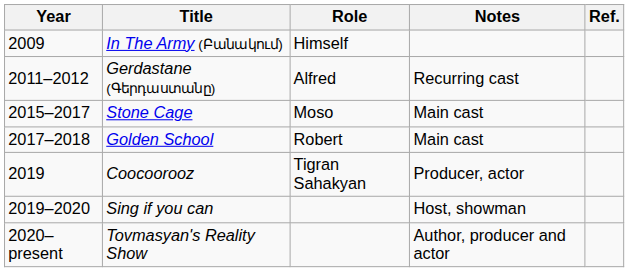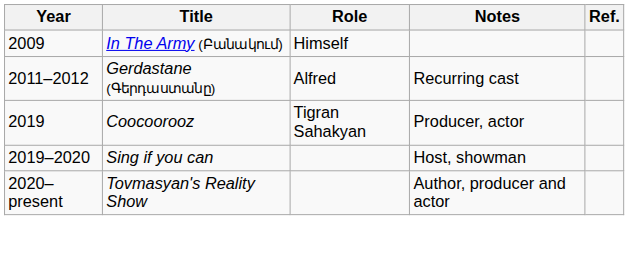- row: (149, 113)
- row: (160, 139)
